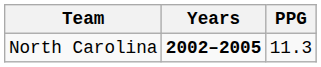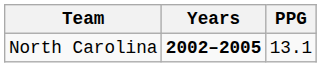(291, 48) 11.3 -> (291, 48) 13.1
